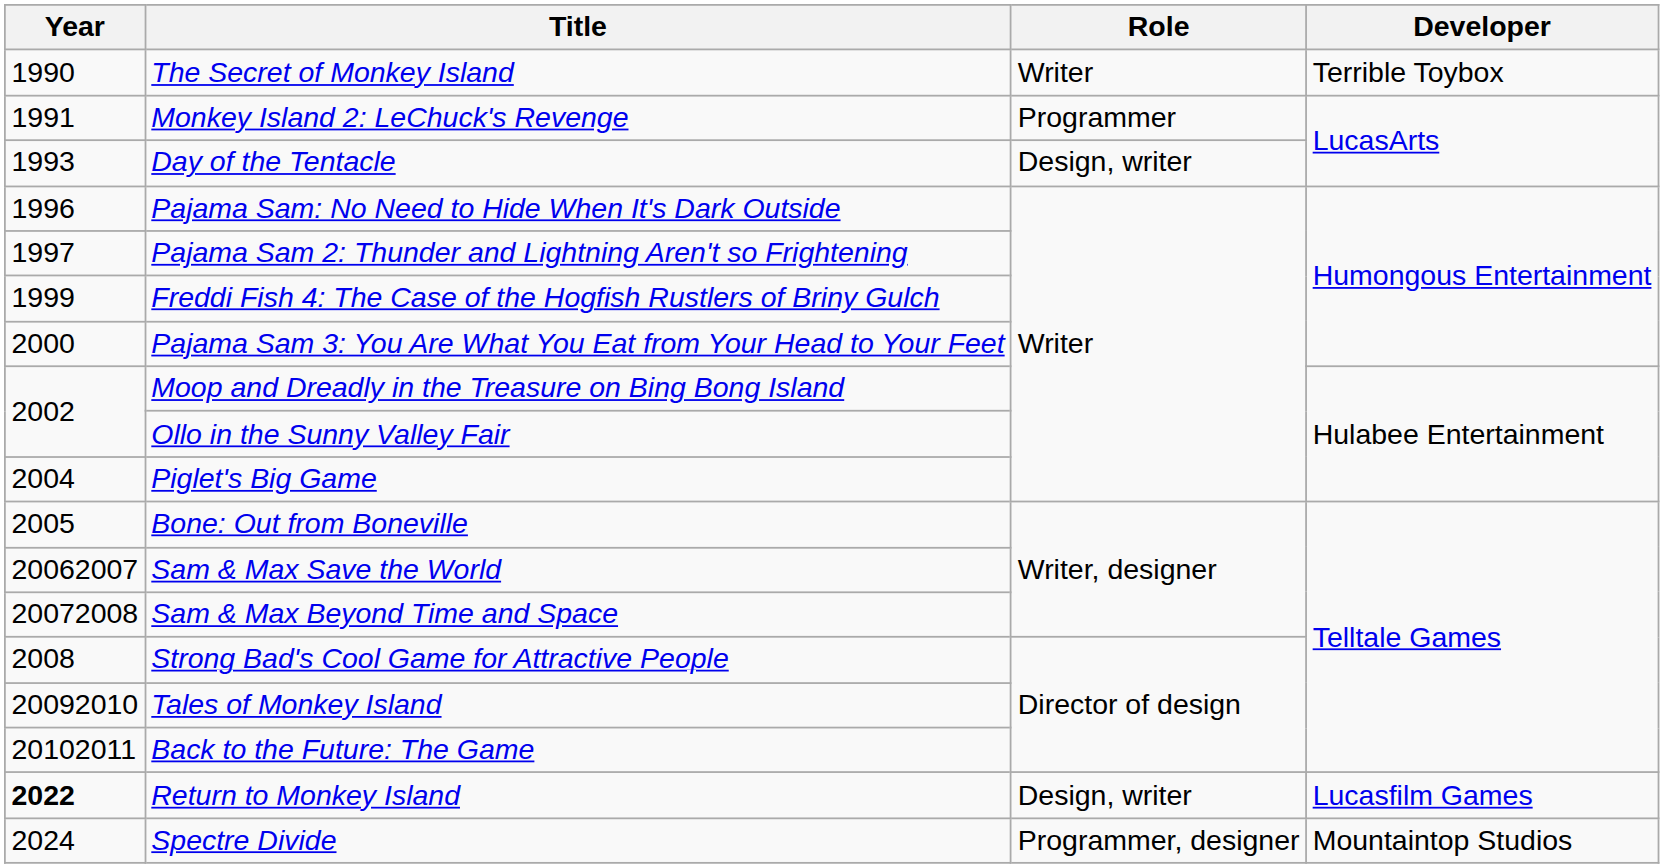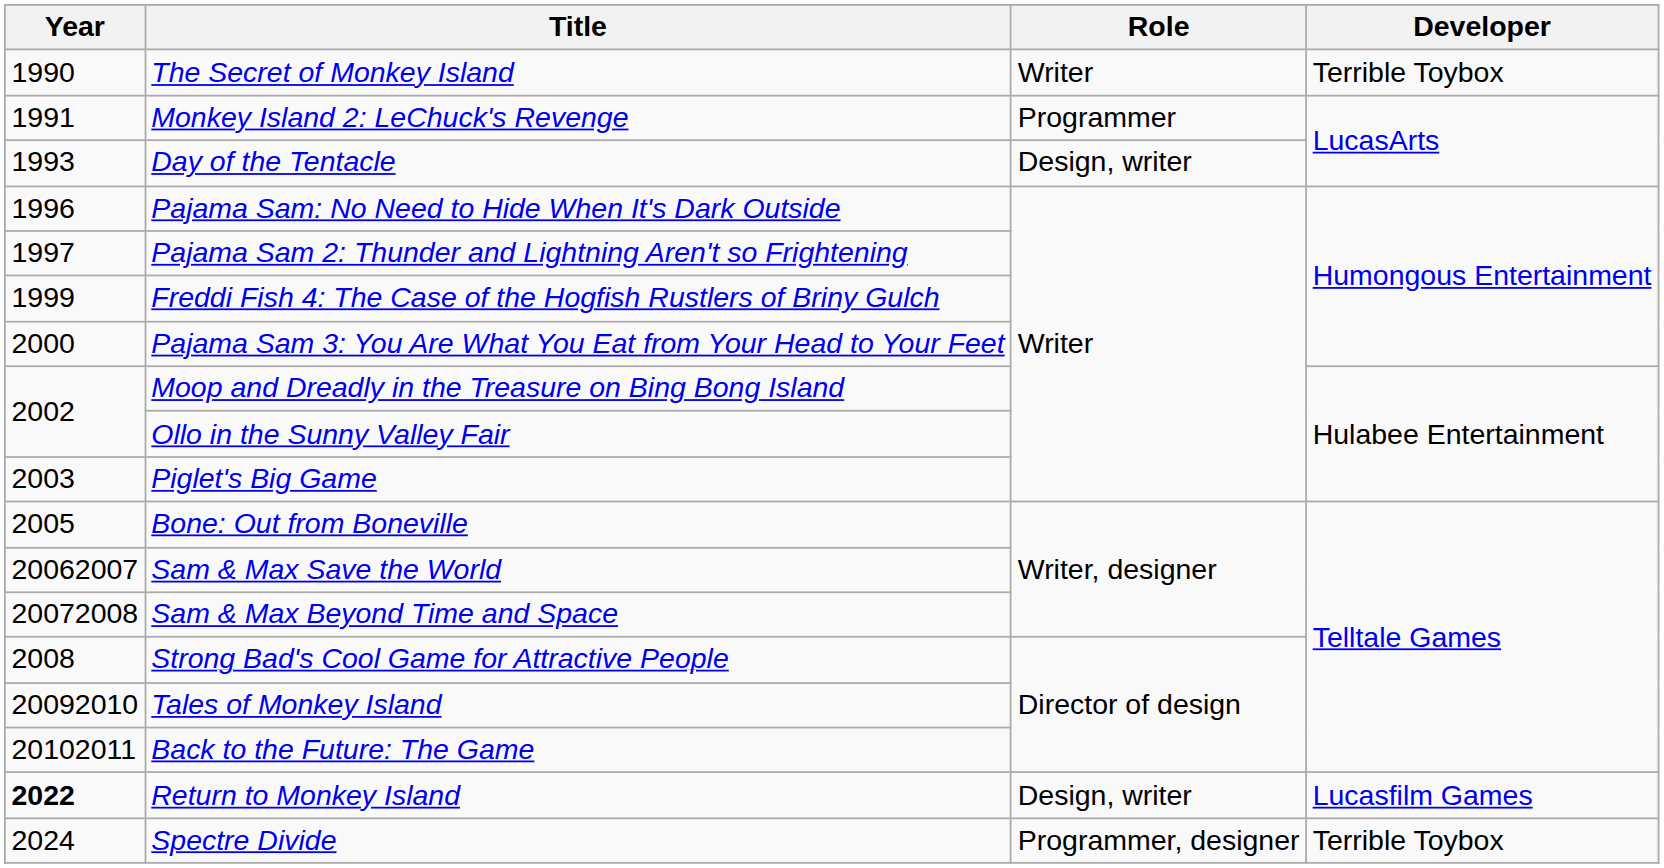(43, 478) 2004 -> (43, 478) 2003
(1442, 840) Mountaintop Studios -> (1408, 840) Terrible Toybox
